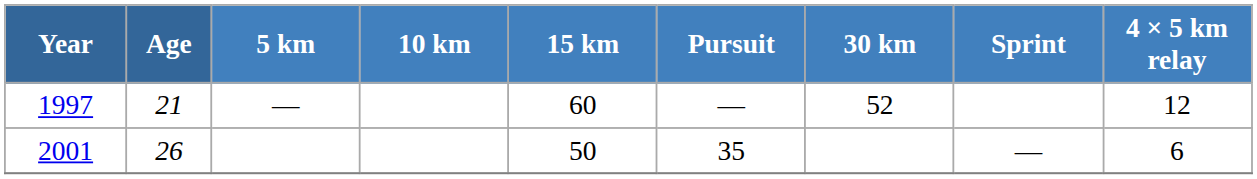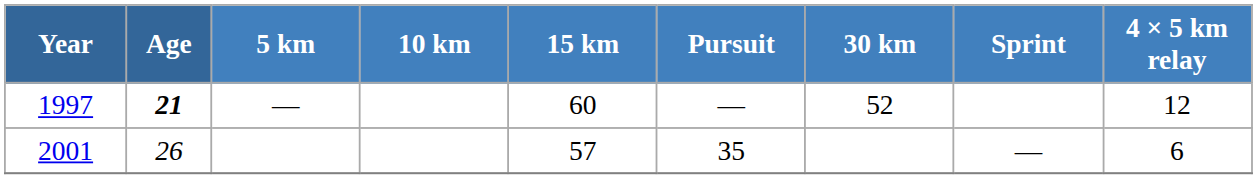(169, 105) normal -> (169, 105) bold
(583, 150) 50 -> (583, 150) 57
